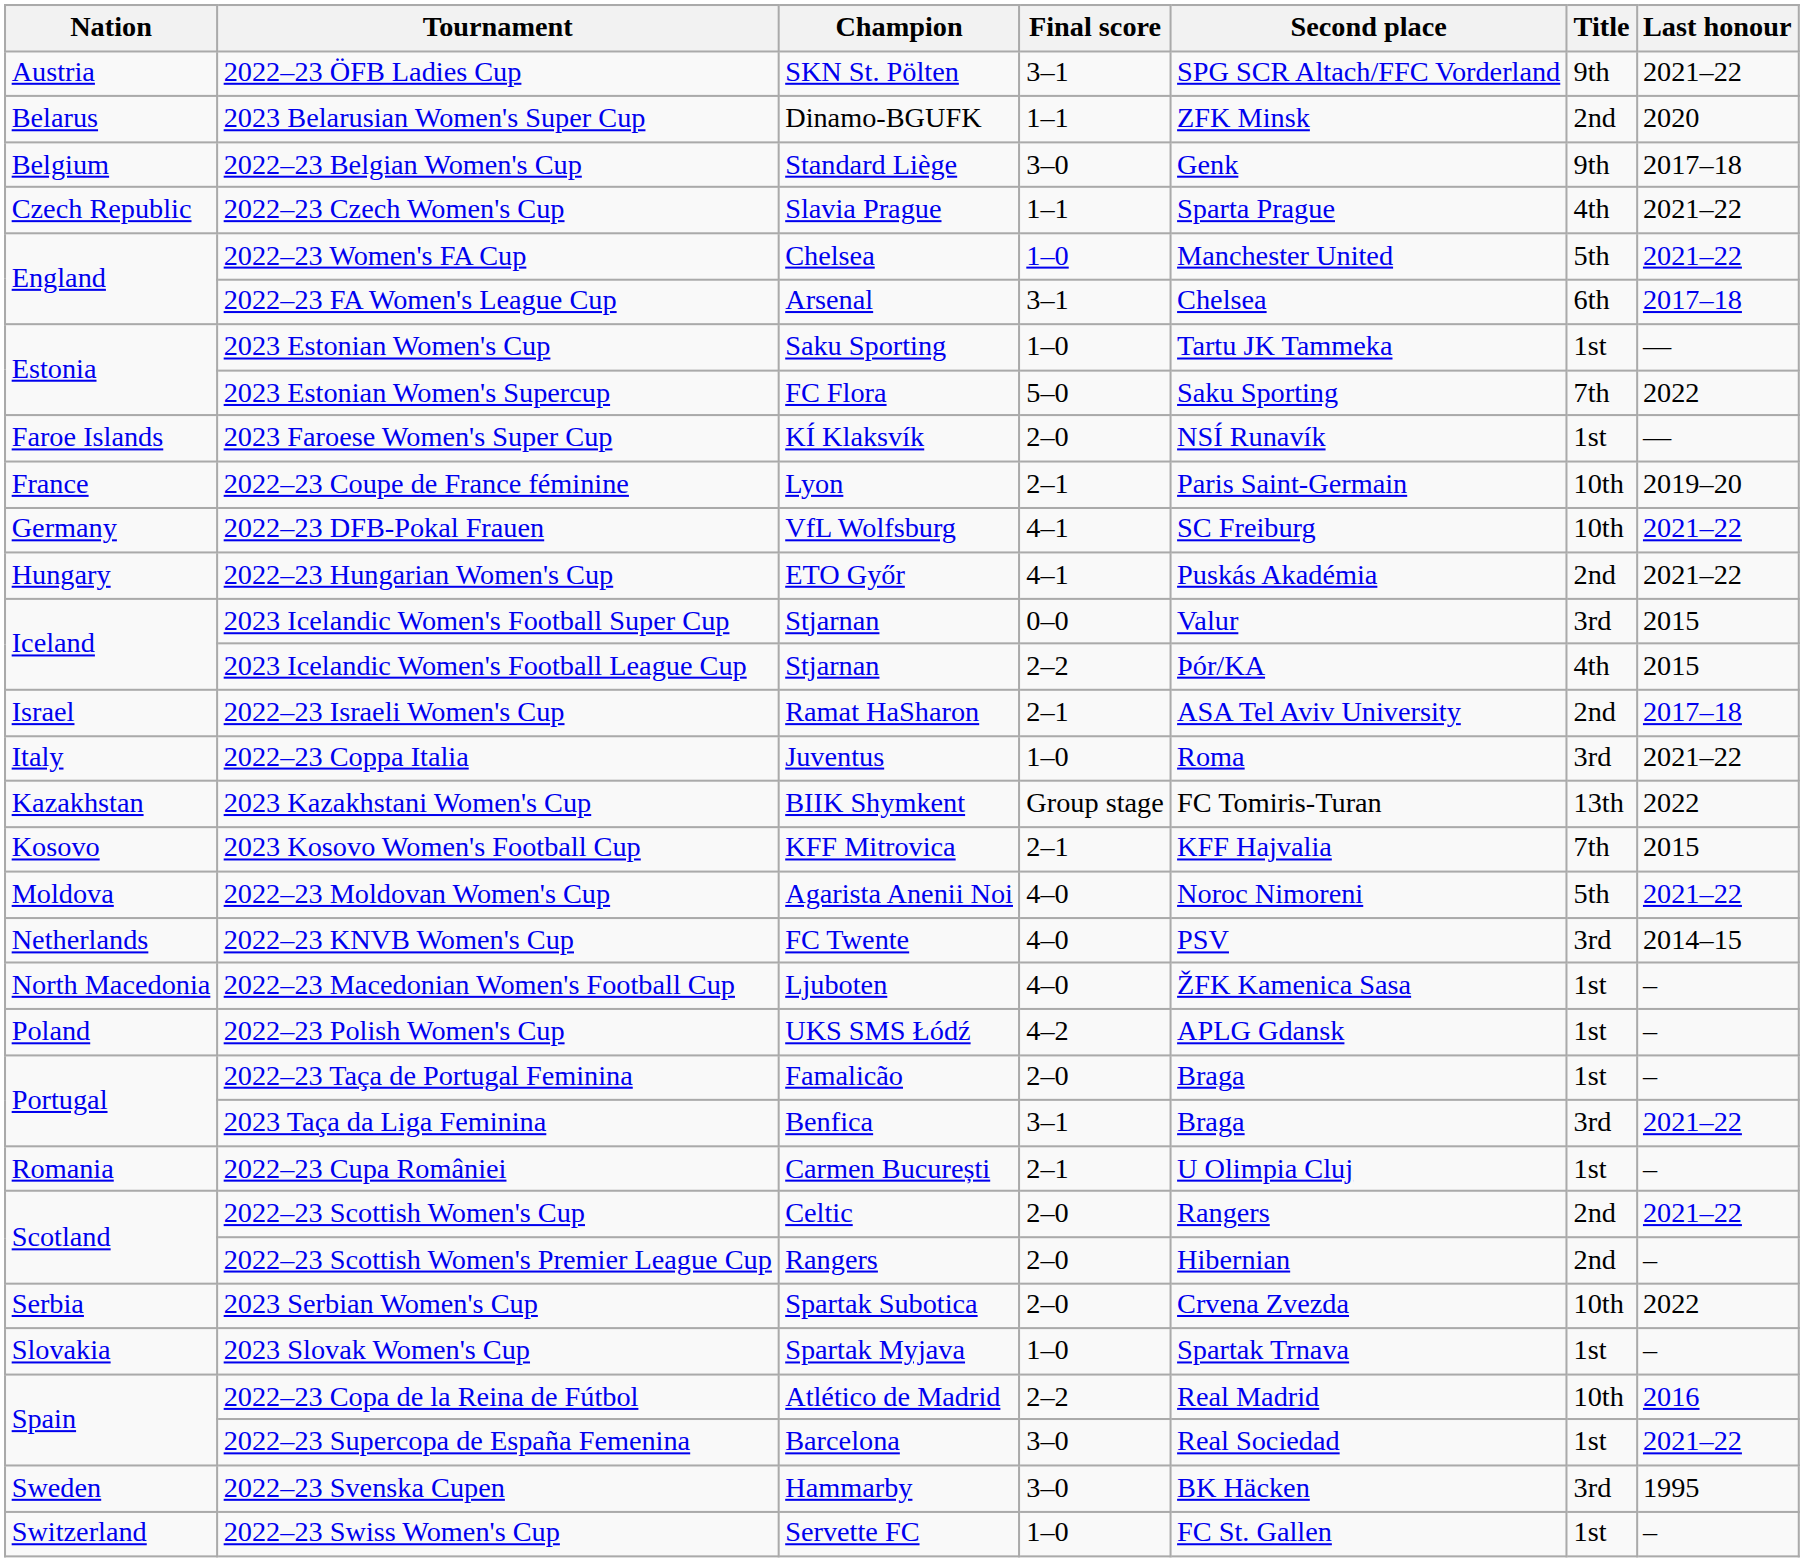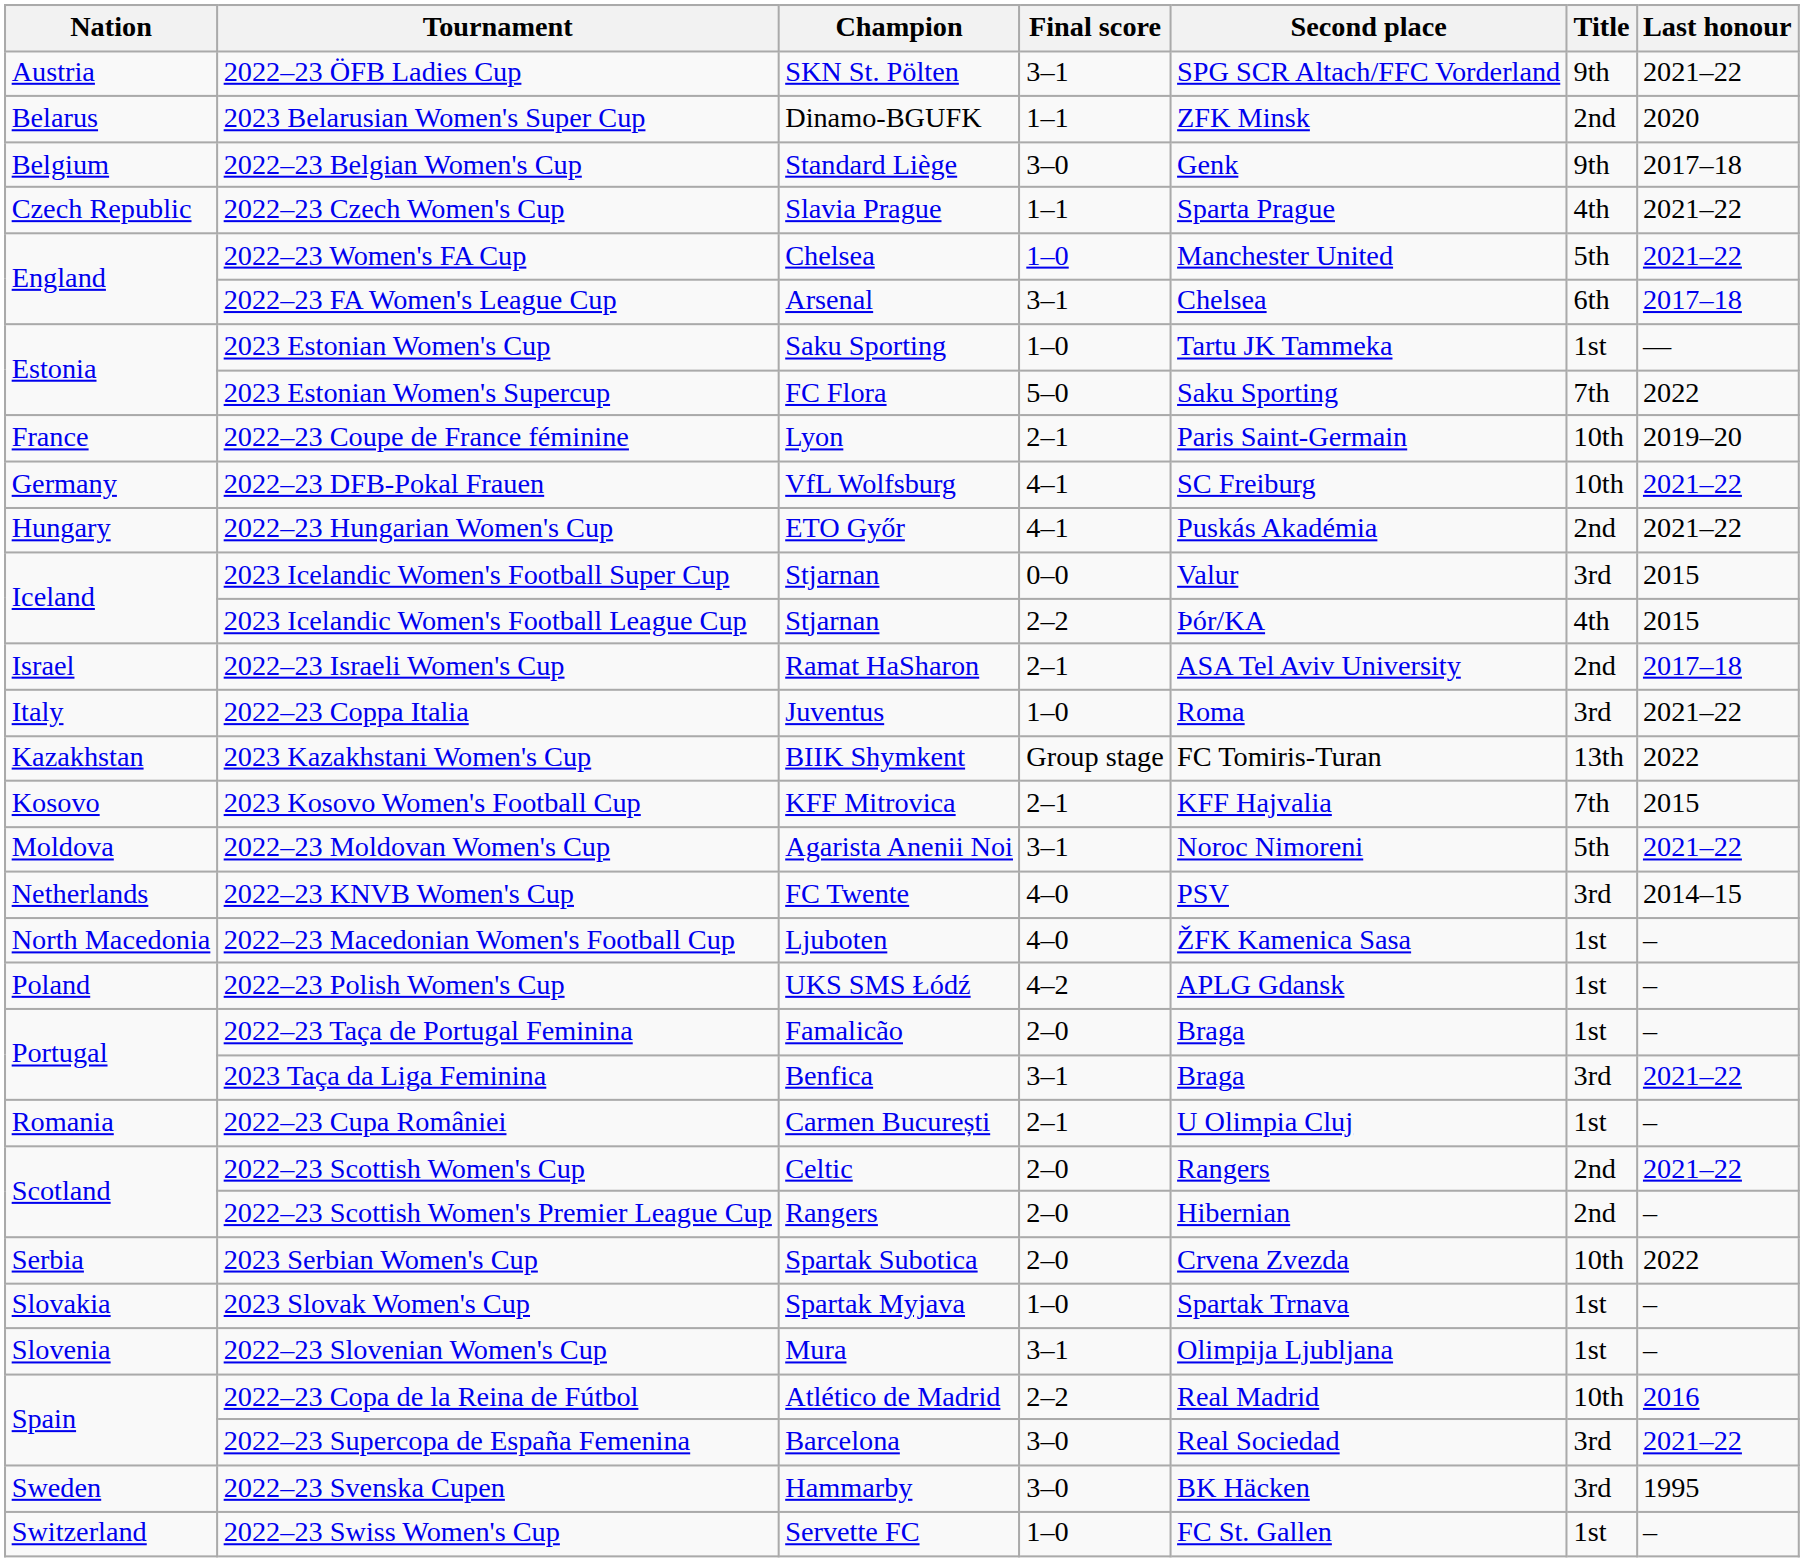- row: (418, 438)
(1048, 894) 4–0 -> (1048, 848) 3–1
+ row: (415, 1350)
(1590, 1442) 1st -> (1592, 1442) 3rd
